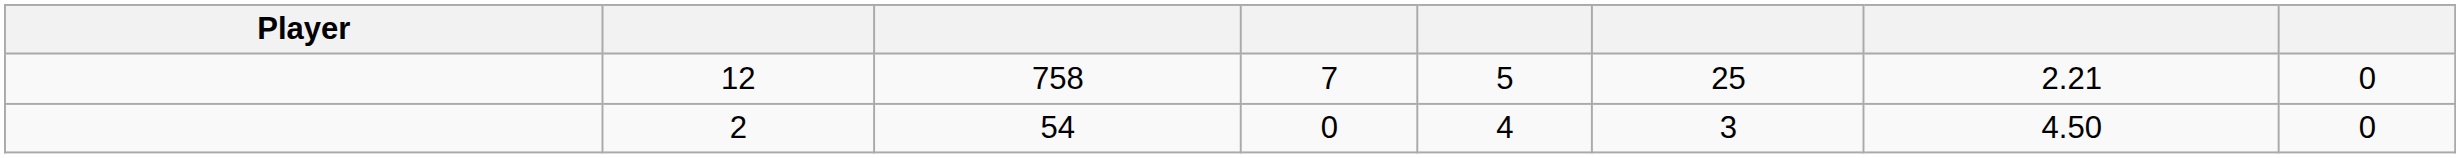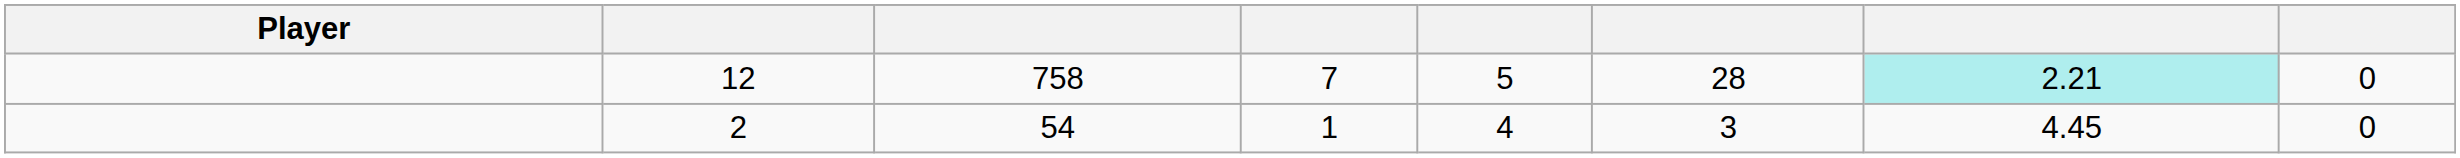(1728, 78) 25 -> (1728, 78) 28
(2072, 78) no background -> (2072, 78) paleturquoise background
(1329, 127) 0 -> (1329, 127) 1
(2072, 127) 4.50 -> (2072, 127) 4.45
